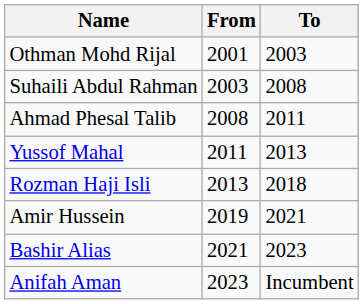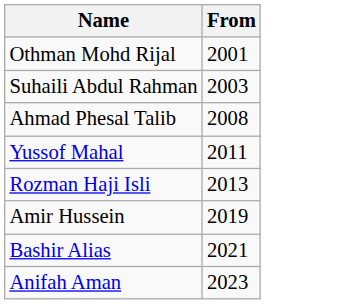- column: (310, 20)
